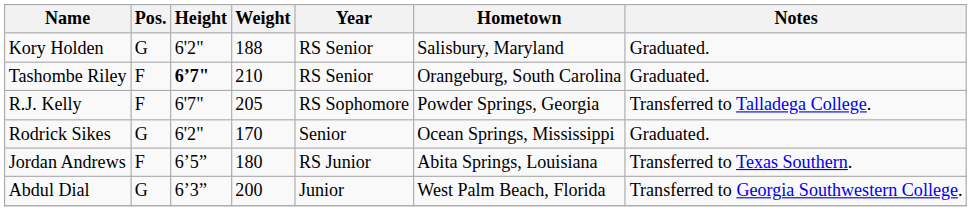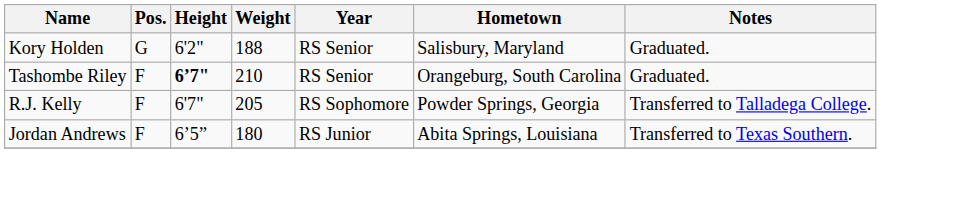- row: (60, 133)
- row: (49, 190)
